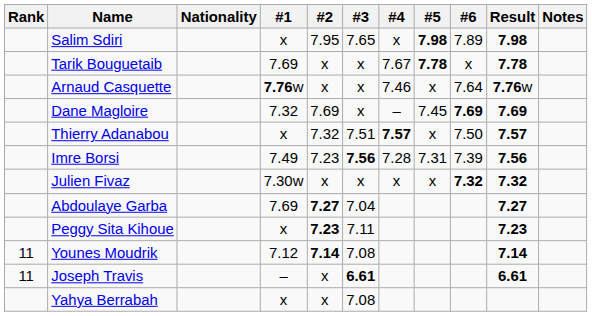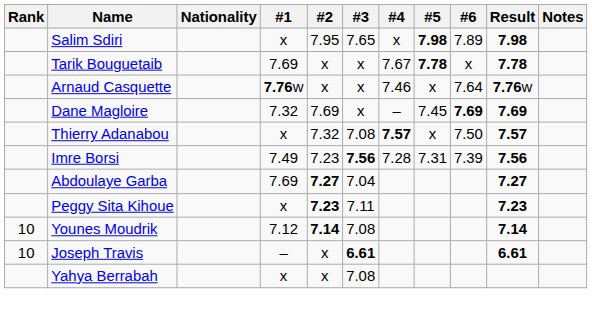(361, 134) 7.51 -> (361, 134) 7.08
- row: (91, 182)
(26, 252) 11 -> (26, 229) 10
(26, 276) 11 -> (26, 252) 10
